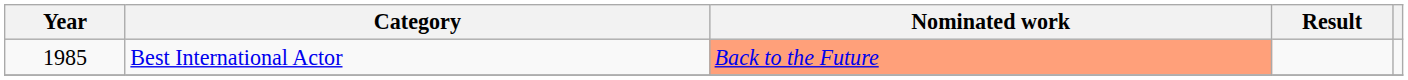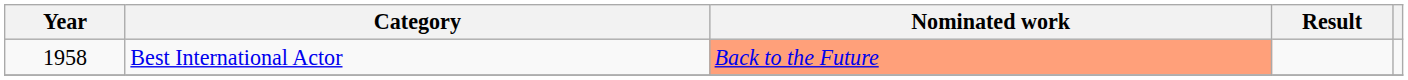(65, 57) 1985 -> (65, 57) 1958
